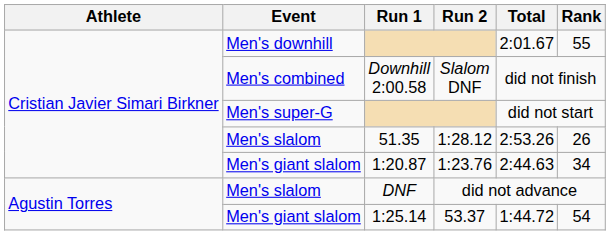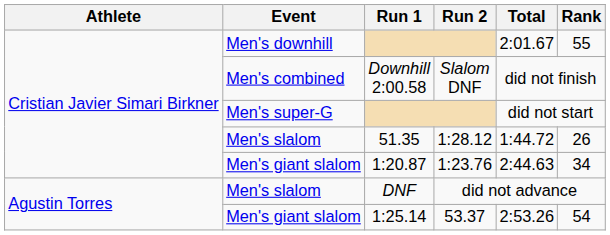(527, 139) 2:53.26 -> (527, 139) 1:44.72
(527, 216) 1:44.72 -> (527, 216) 2:53.26
